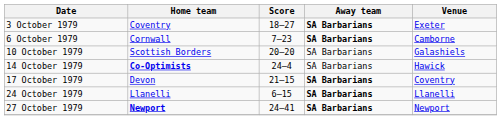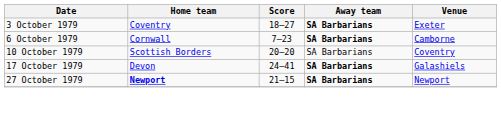(440, 53) Galashiels -> (435, 53) Coventry
- row: (44, 66)
(282, 80) 21–15 -> (282, 66) 24–41
(435, 80) Coventry -> (440, 66) Galashiels
- row: (44, 94)
(282, 108) 24–41 -> (282, 80) 21–15
